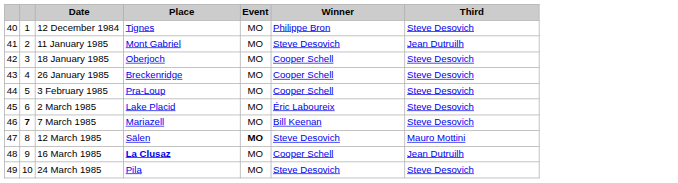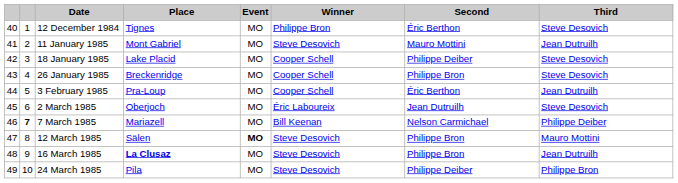+ column: (472, 12)
(145, 59) Oberjoch -> (151, 59) Lake Placid
(440, 90) Steve Desovich -> (569, 90) Jean Dutruilh
(151, 106) Lake Placid -> (145, 106) Oberjoch
(440, 122) Steve Desovich -> (574, 122) Philippe Deiber
(303, 153) Cooper Schell -> (306, 153) Steve Desovich
(440, 169) Steve Desovich -> (570, 169) Philippe Bron
